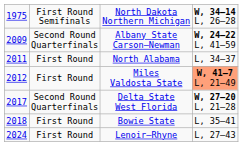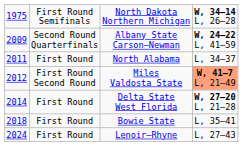(65, 78) First Round -> (65, 78) First Round Second Round
(17, 102) 2017 -> (17, 102) 2014
(65, 102) Second Round Quarterfinals -> (65, 102) First Round
